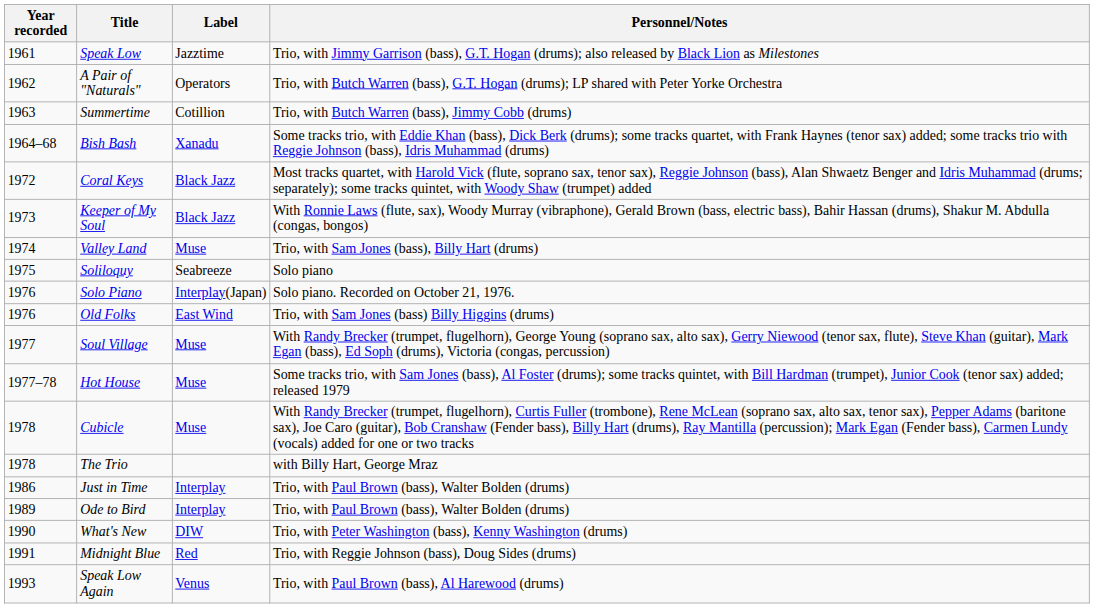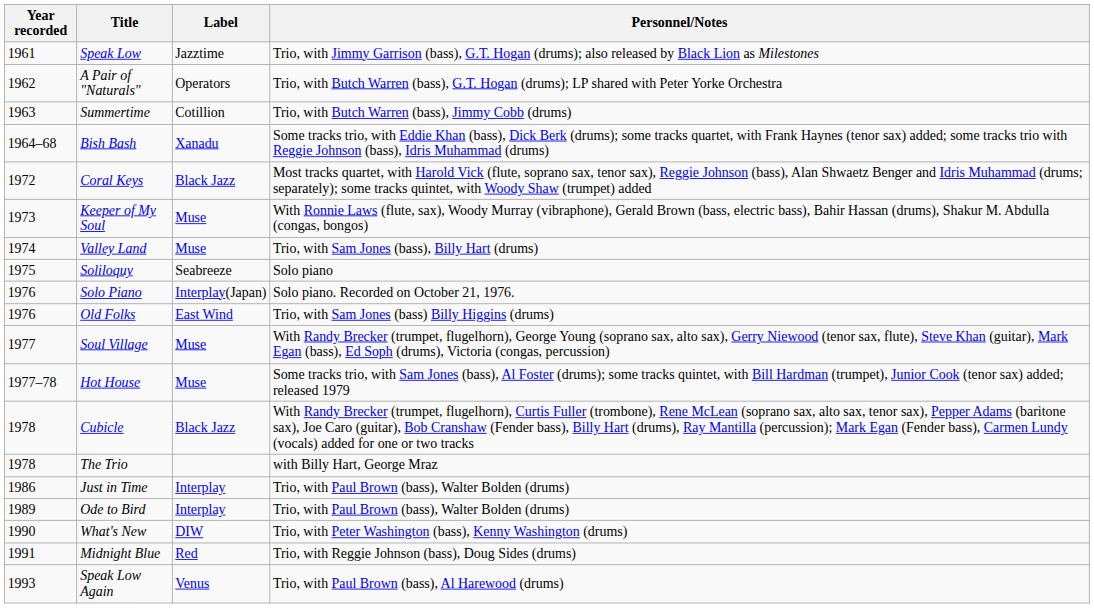(205, 218) Black Jazz -> (191, 218) Muse
(191, 427) Muse -> (205, 427) Black Jazz
